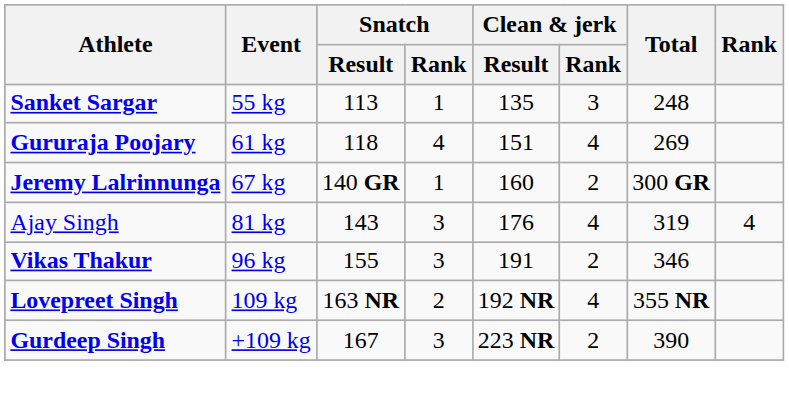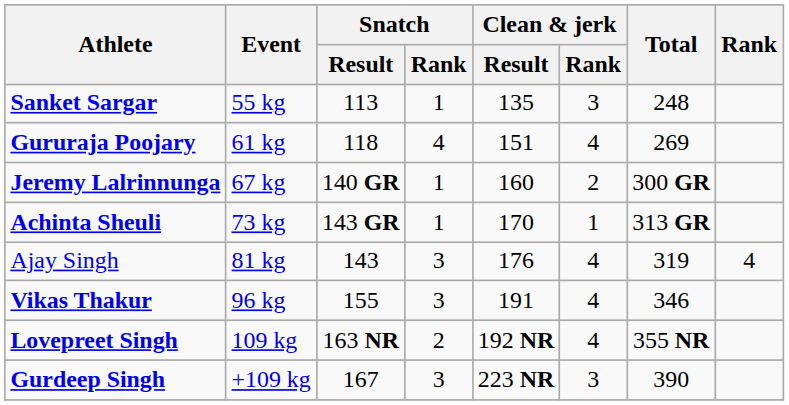+ row: (86, 221)
(593, 261) 2 -> (593, 300) 4
(593, 340) 2 -> (593, 379) 3
